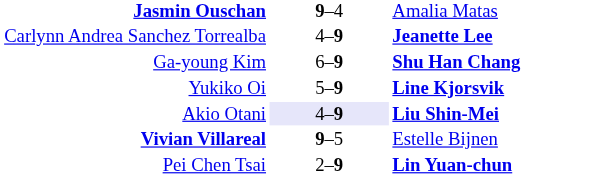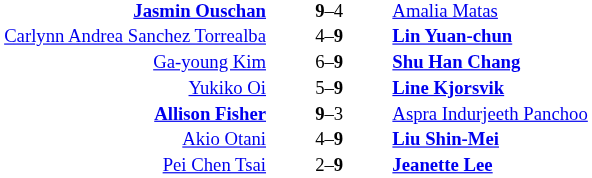(443, 36) Jeanette Lee -> (452, 36) Lin Yuan-chun
+ row: (210, 113)
(329, 113) lavender background -> (329, 139) no background
- row: (203, 139)
(452, 165) Lin Yuan-chun -> (443, 165) Jeanette Lee
